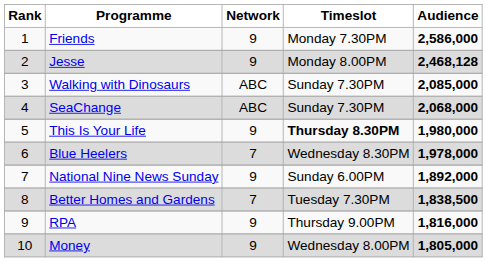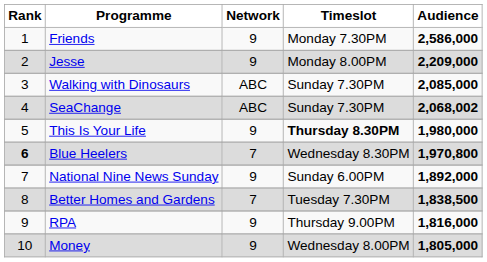(448, 61) 2,468,128 -> (448, 61) 2,209,000
(448, 107) 2,068,000 -> (448, 107) 2,068,002
(25, 153) normal -> (25, 153) bold
(448, 153) 1,978,000 -> (448, 153) 1,970,800
